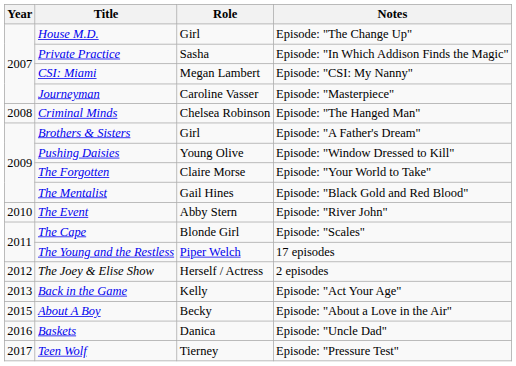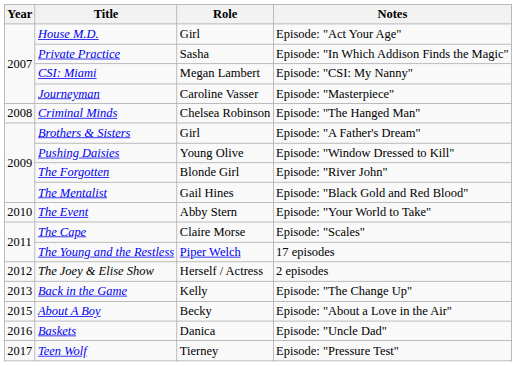(344, 34) Episode: "The Change Up" -> (339, 34) Episode: "Act Your Age"
(213, 172) Claire Morse -> (210, 172) Blonde Girl
(354, 172) Episode: "Your World to Take" -> (332, 172) Episode: "River John"
(332, 212) Episode: "River John" -> (354, 212) Episode: "Your World to Take"
(210, 232) Blonde Girl -> (213, 232) Claire Morse
(339, 291) Episode: "Act Your Age" -> (344, 291) Episode: "The Change Up"
